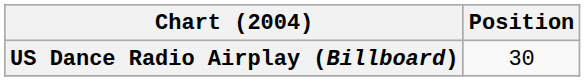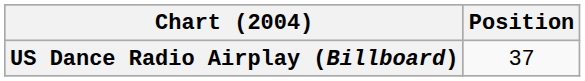(522, 59) 30 -> (522, 59) 37
